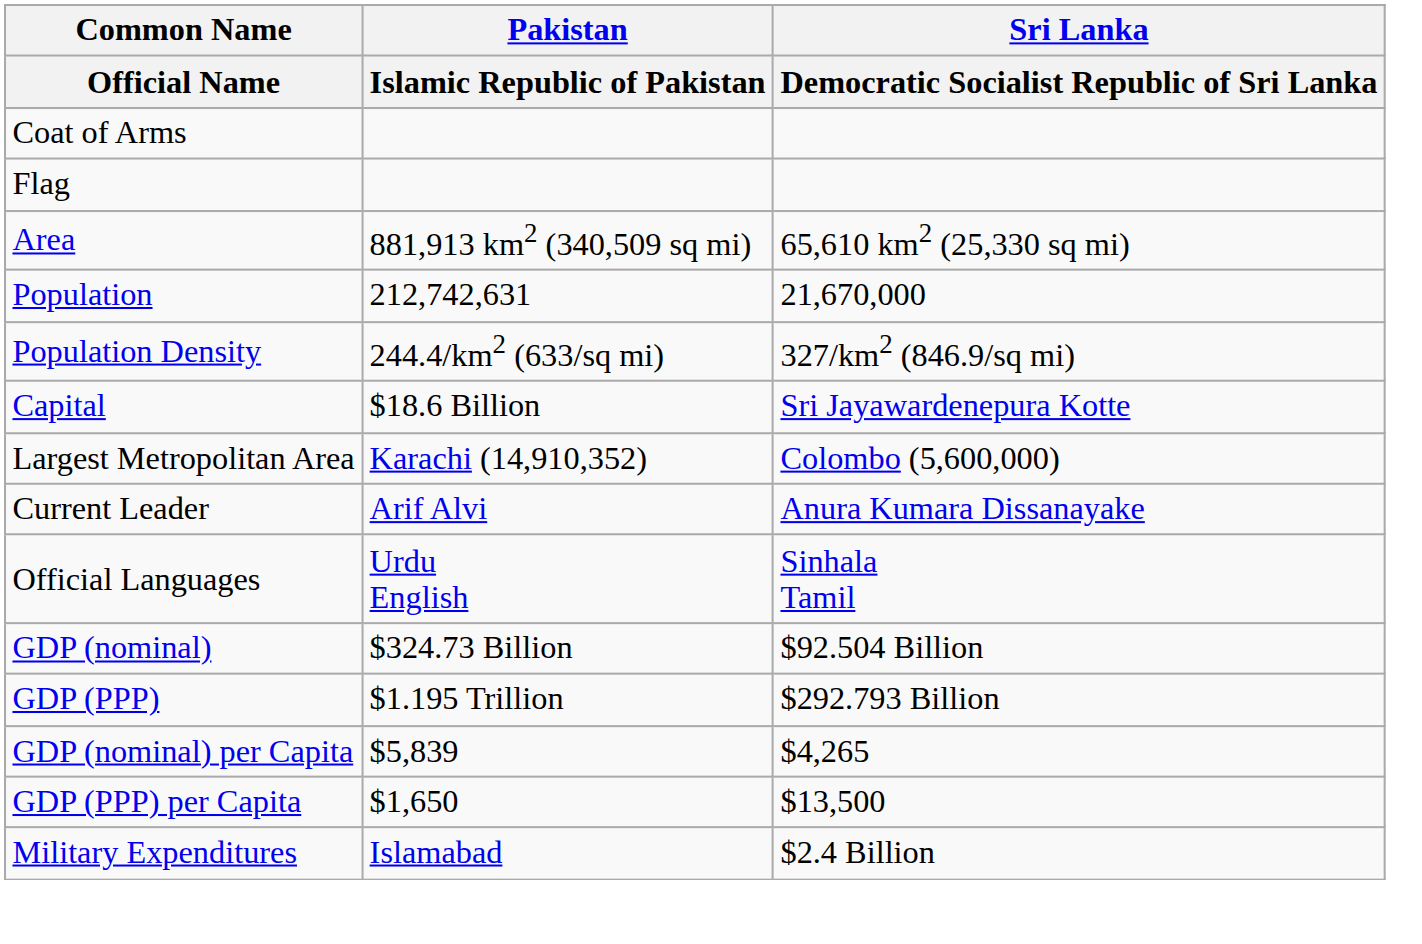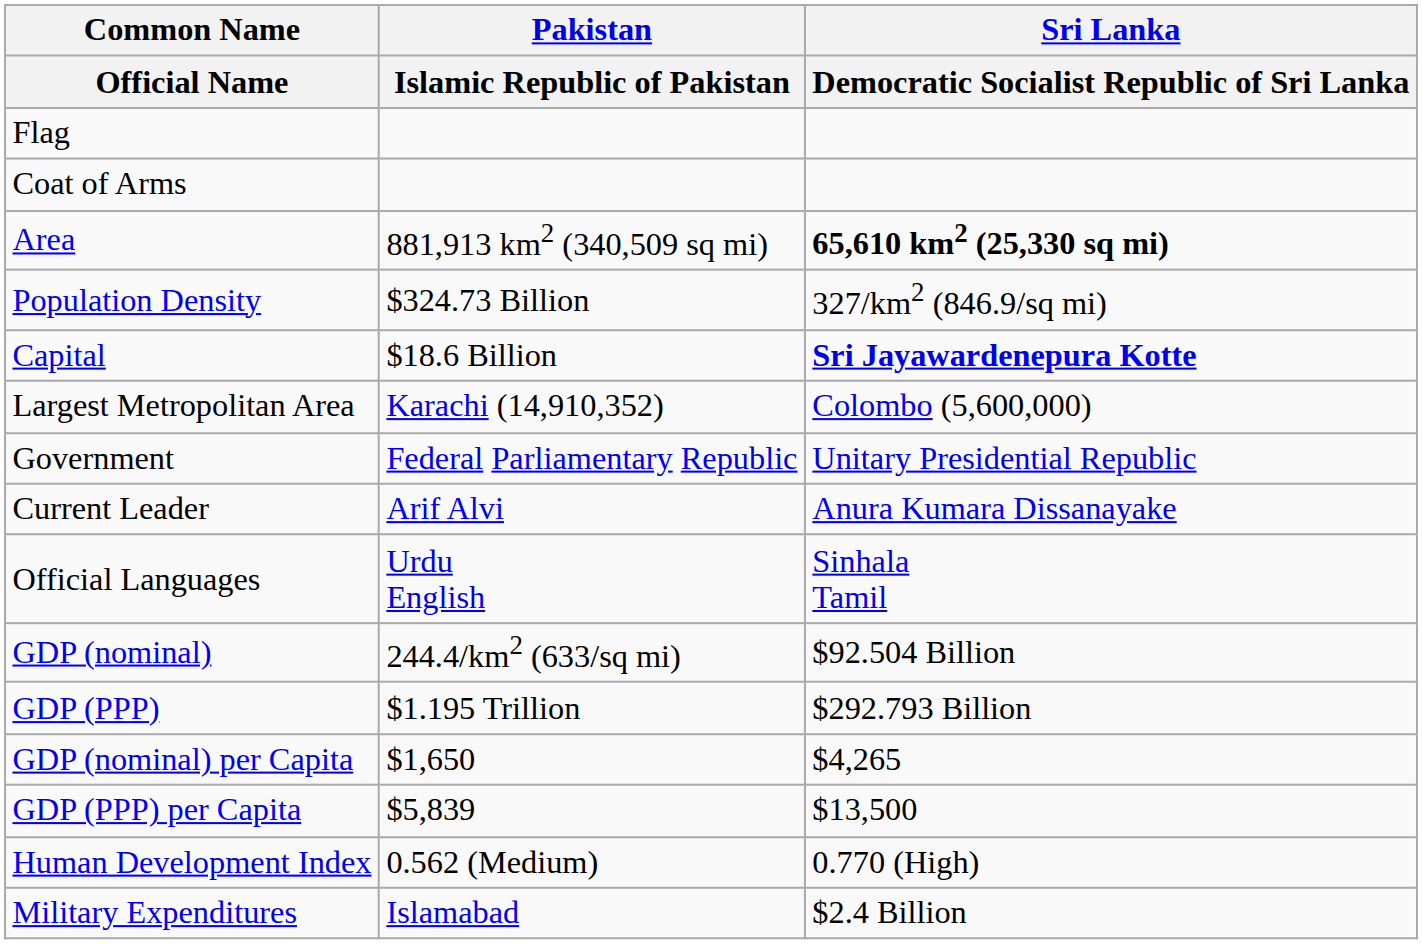rows swapped: (100, 132) <-> (41, 183)
(955, 239) normal -> (991, 239) bold
- row: (82, 295)
(517, 350) 244.4/km2 (633/sq mi) -> (488, 299) $324.73 Billion
(955, 406) normal -> (1004, 355) bold
+ row: (93, 457)
(471, 647) $324.73 Billion -> (534, 652) 244.4/km2 (633/sq mi)
(414, 750) $5,839 -> (431, 759) $1,650
(414, 801) $1,650 -> (431, 810) $5,839
+ row: (192, 861)
